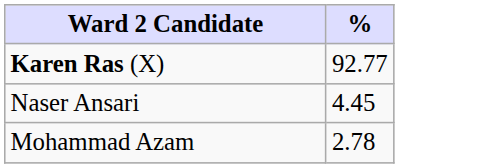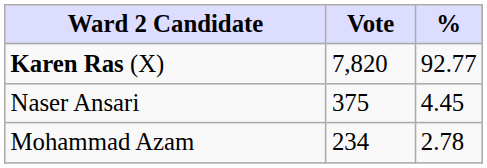+ column: (371, 24)
